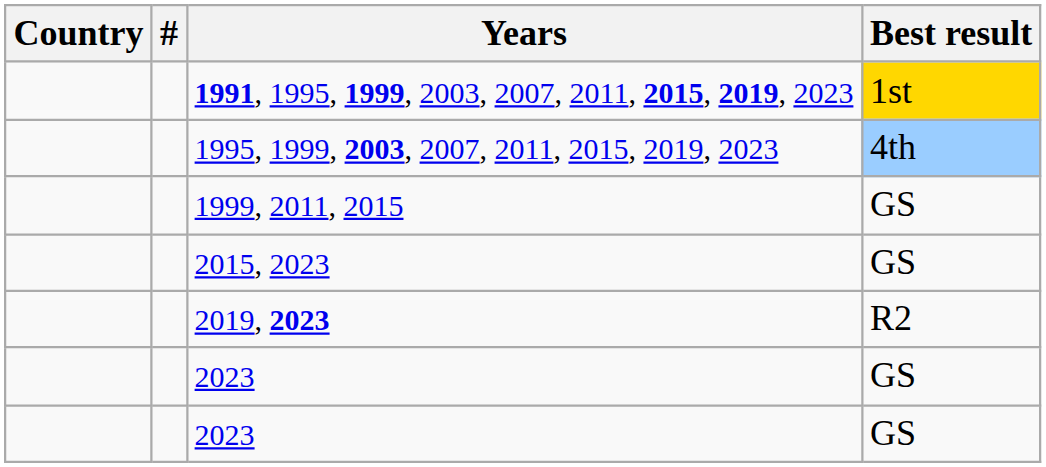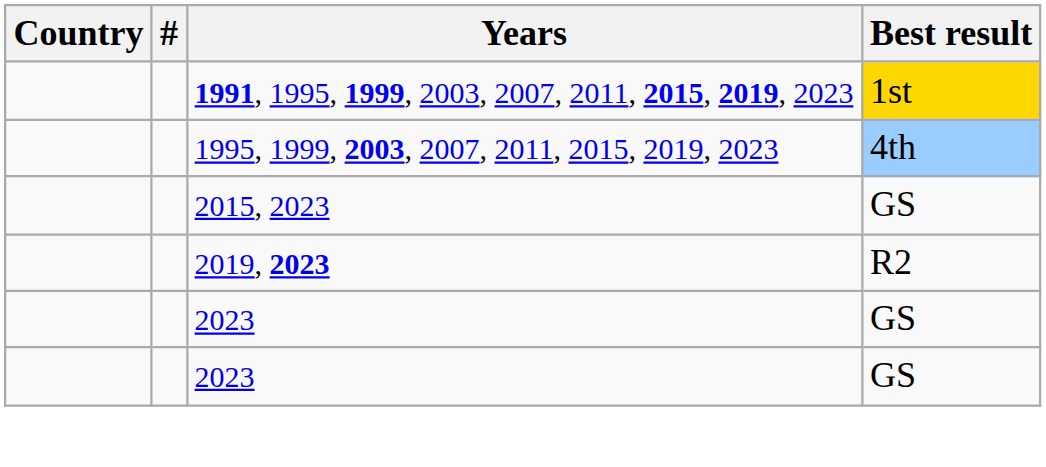- row: (299, 206)
